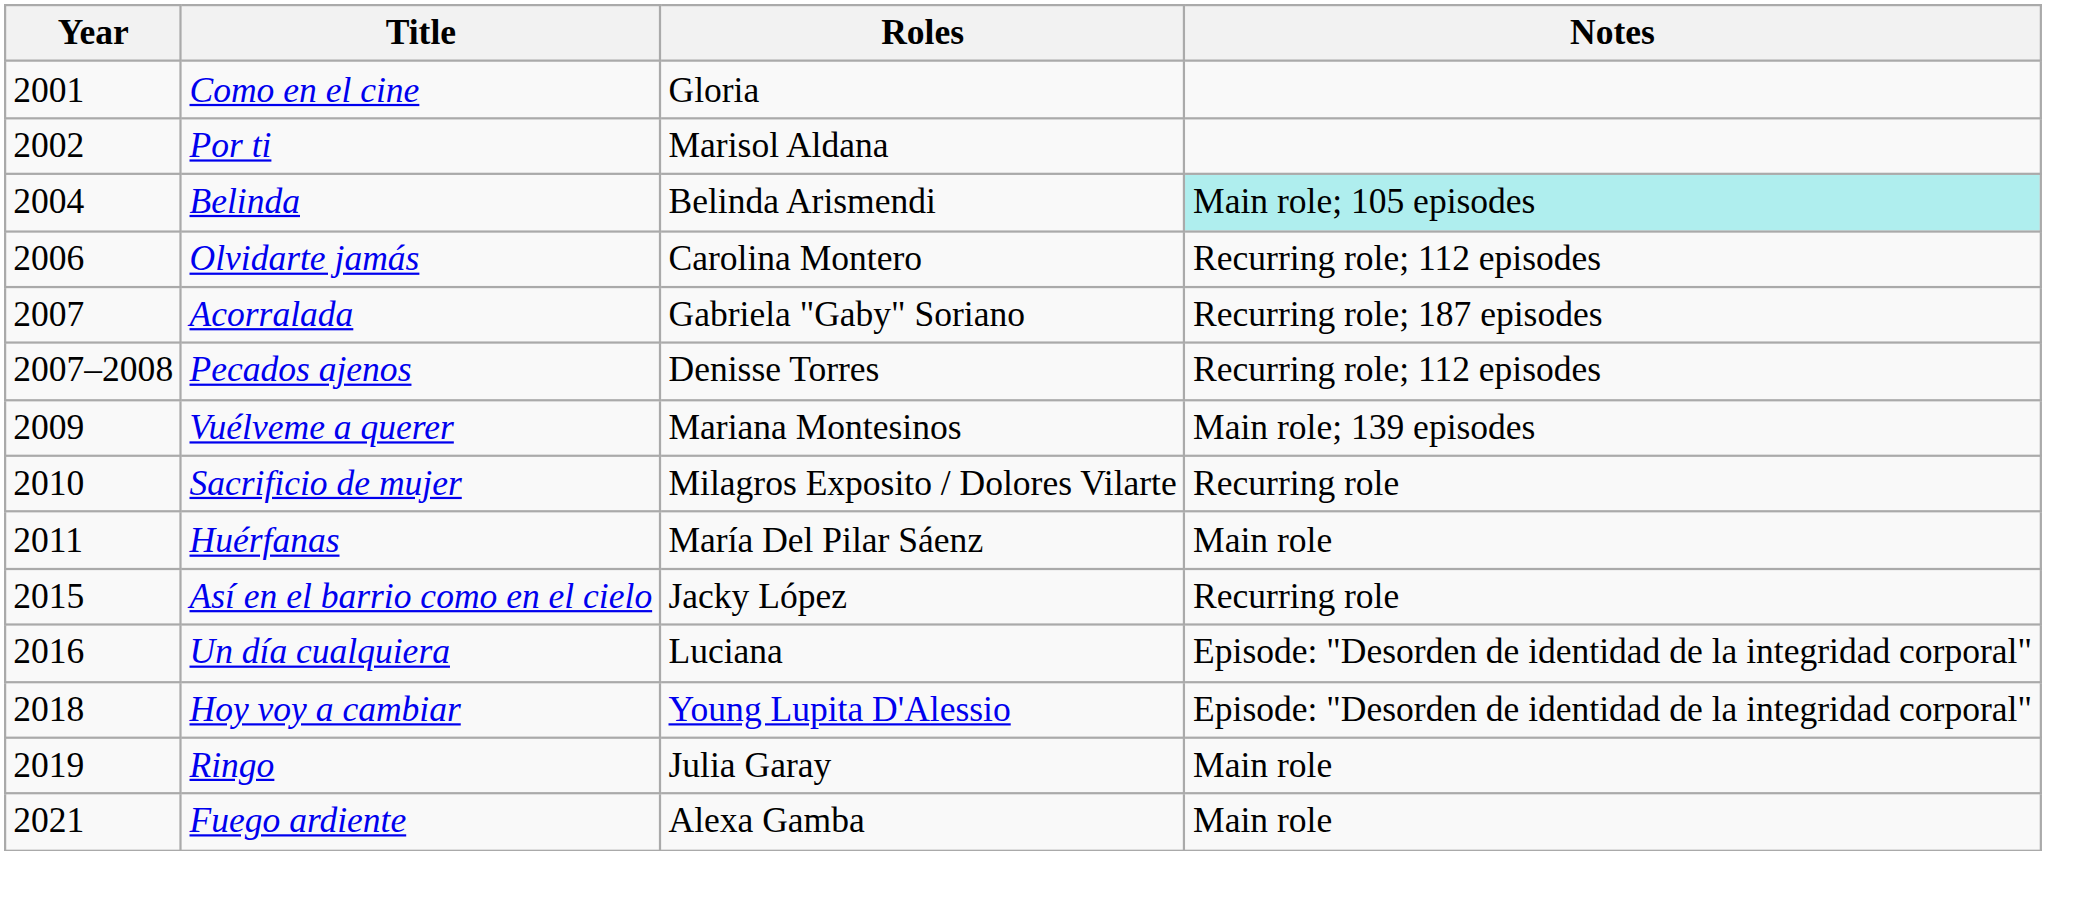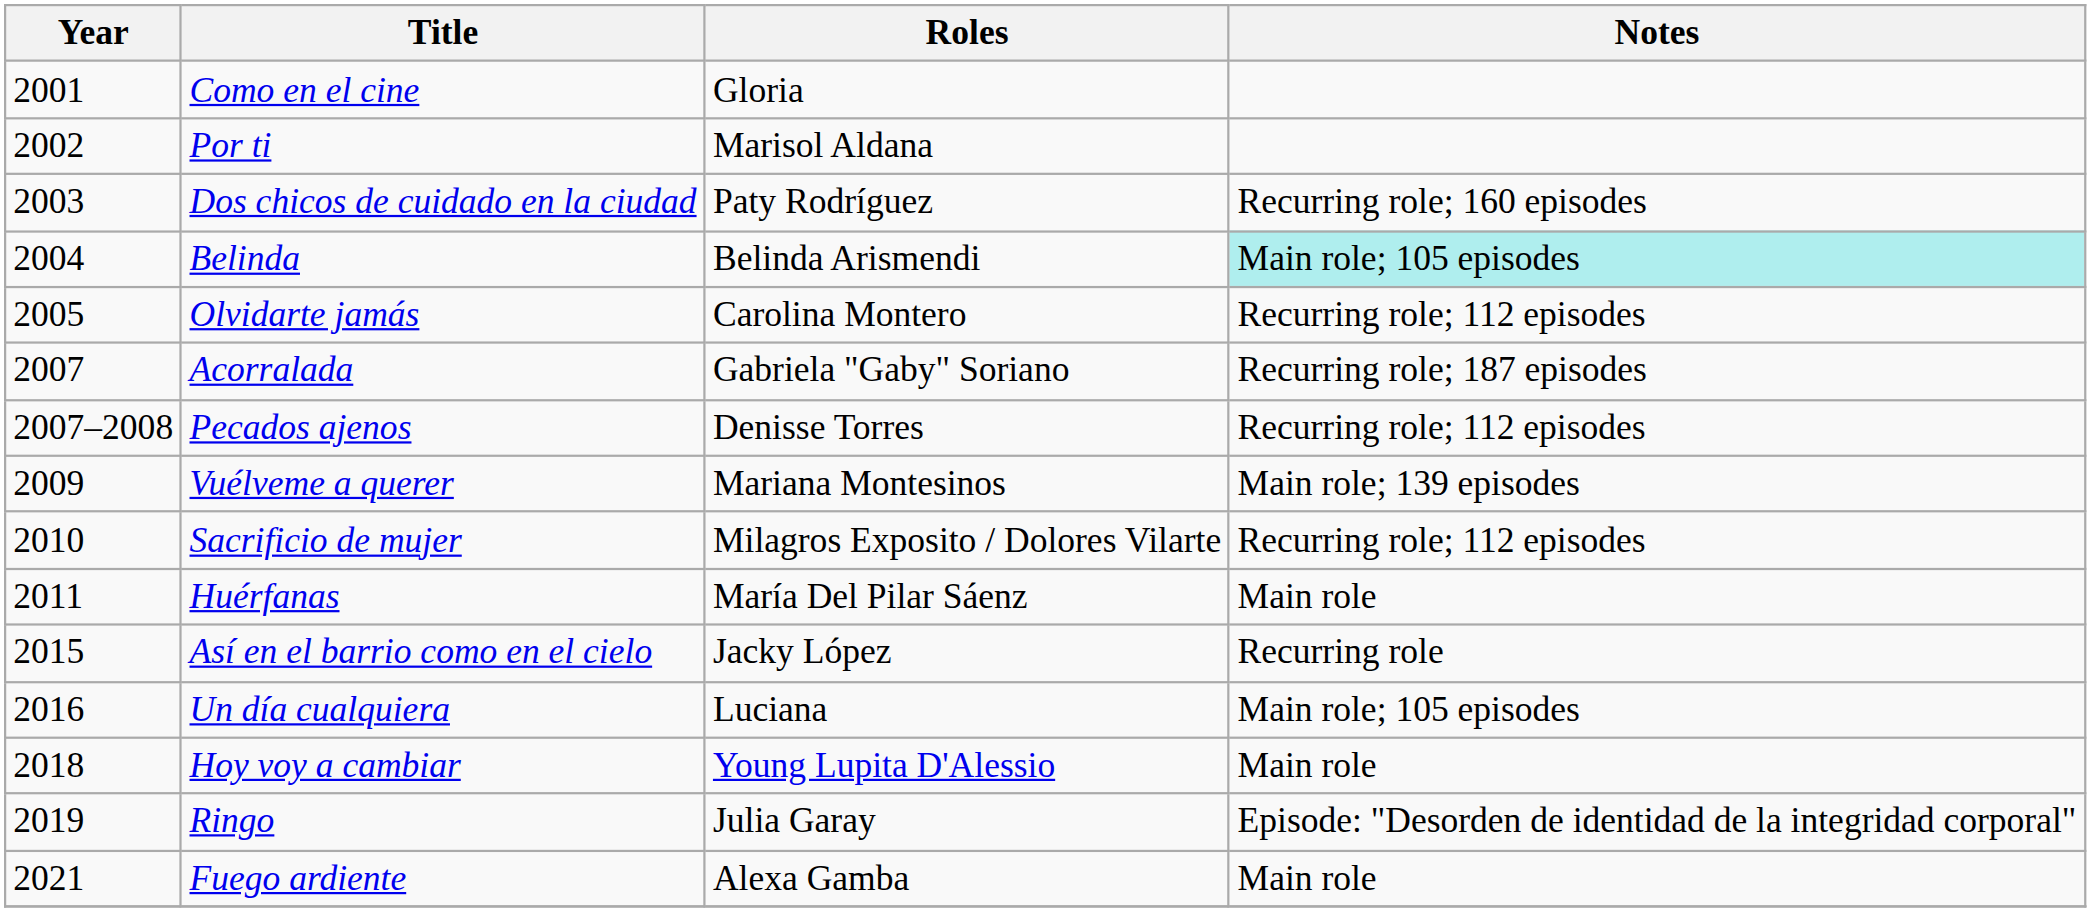+ row: (443, 201)
(49, 257) 2006 -> (49, 314) 2005
(1296, 483) Recurring role -> (1442, 539) Recurring role; 112 episodes
(1613, 652) Episode: "Desorden de identidad de la integridad corporal" -> (1409, 708) Main role; 105 episodes
(1613, 708) Episode: "Desorden de identidad de la integridad corporal" -> (1307, 764) Main role
(1263, 764) Main role -> (1657, 821) Episode: "Desorden de identidad de la integridad corporal"
